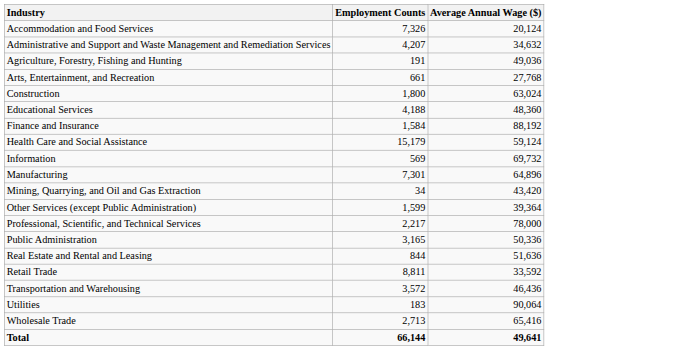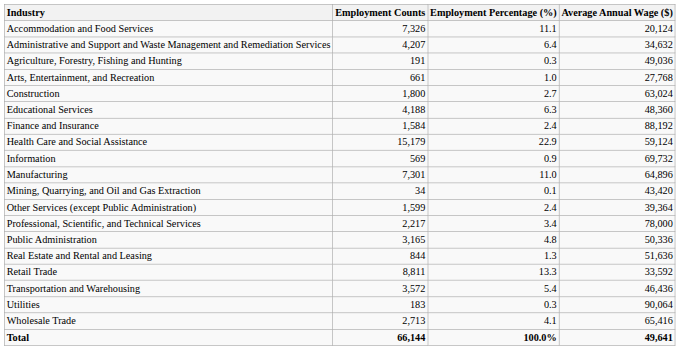+ column: (493, 12)
